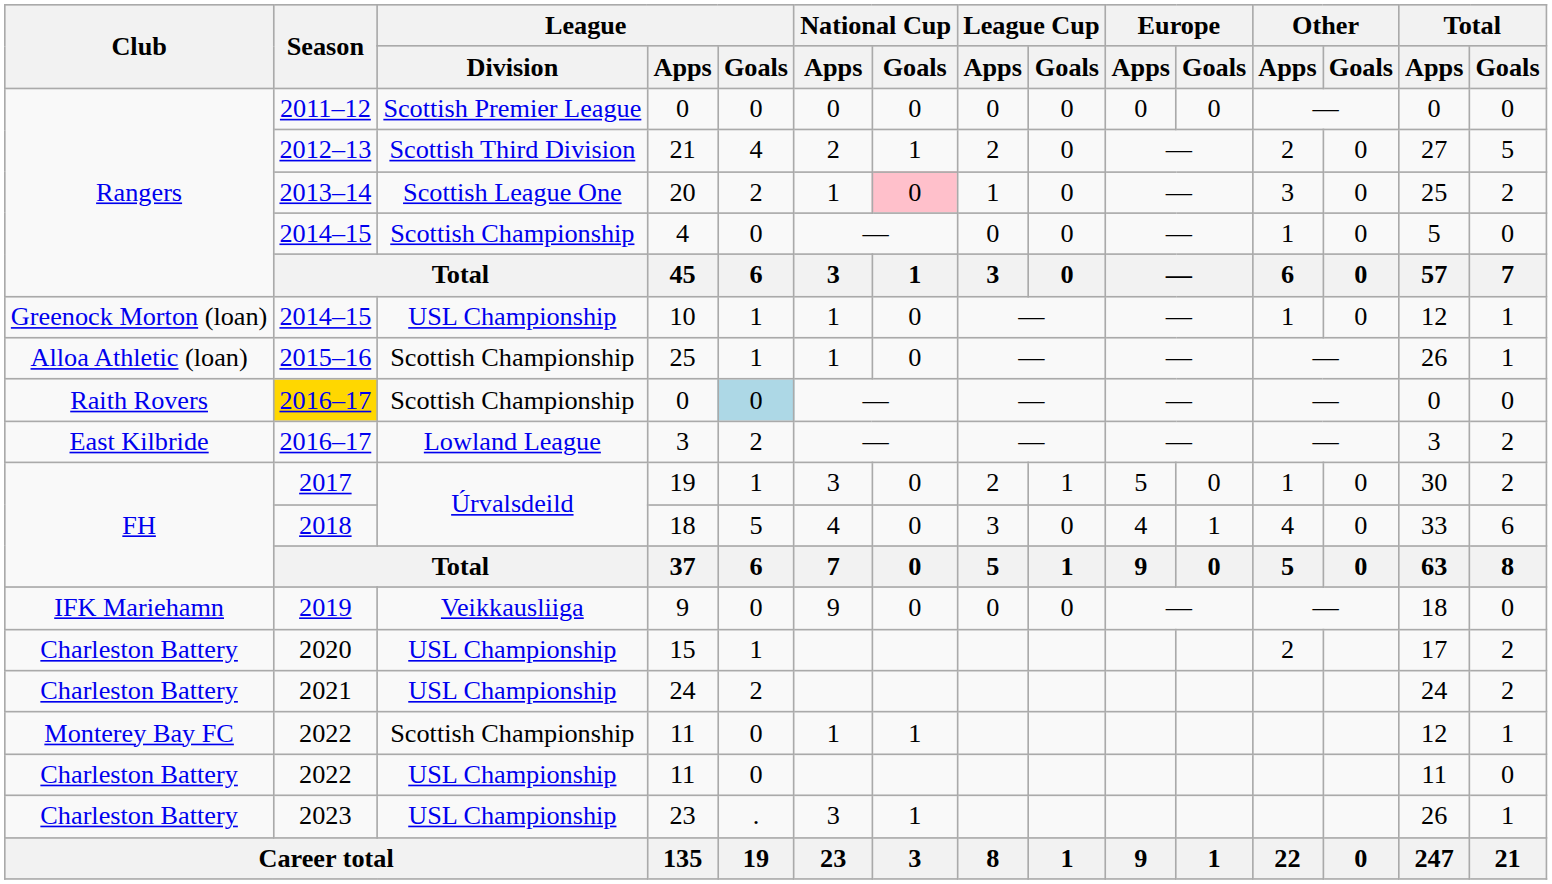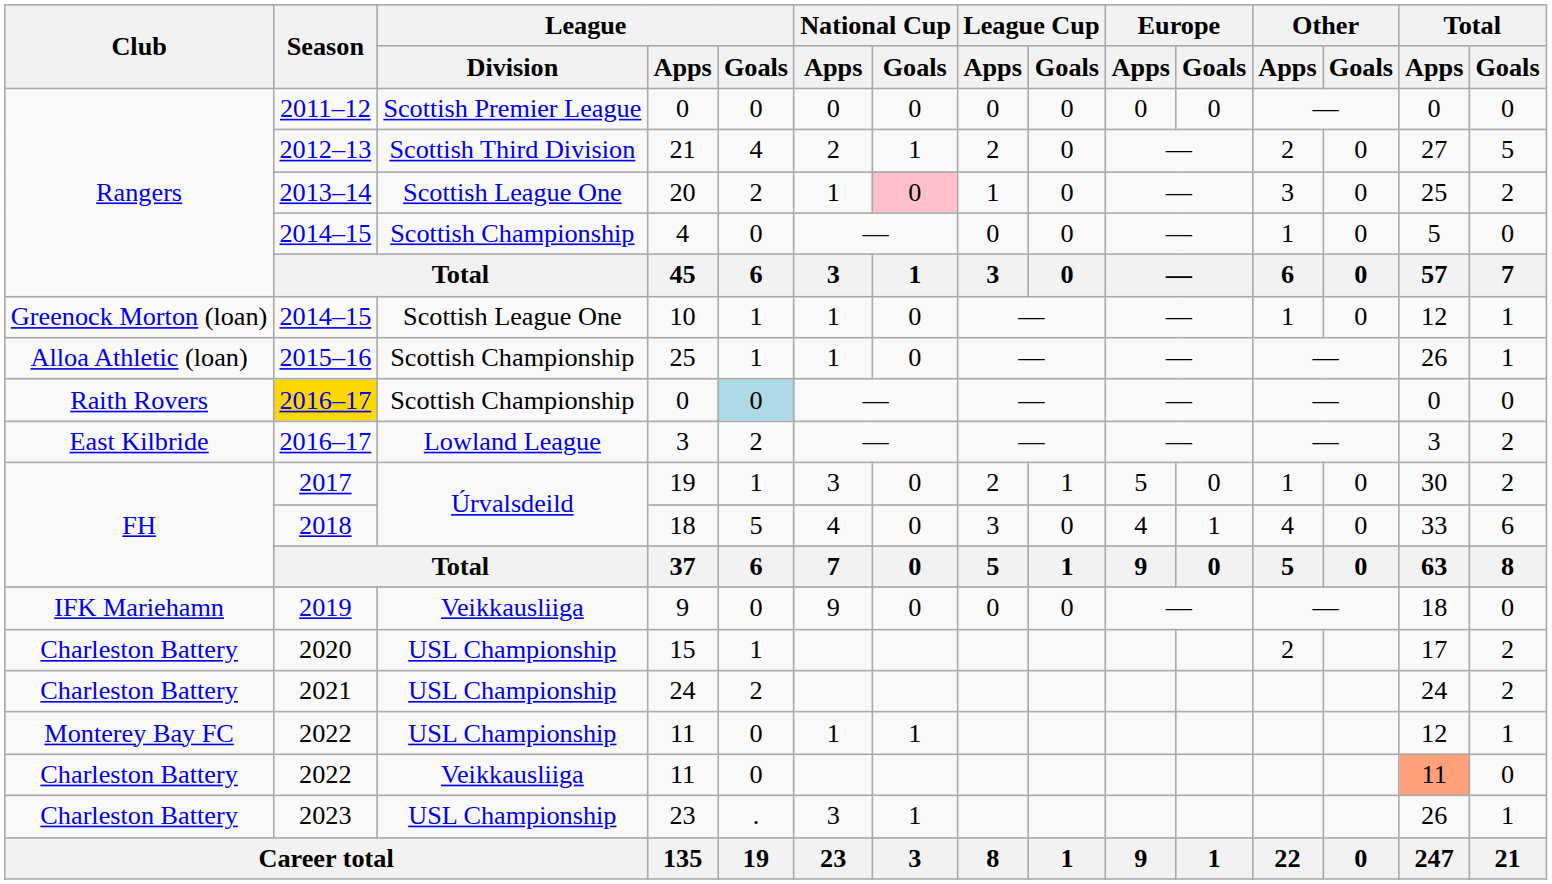(512, 316) USL Championship -> (512, 316) Scottish League One
(512, 732) Scottish Championship -> (512, 732) USL Championship
(512, 774) USL Championship -> (512, 774) Veikkausliiga
(1434, 774) no background -> (1434, 774) lightsalmon background
